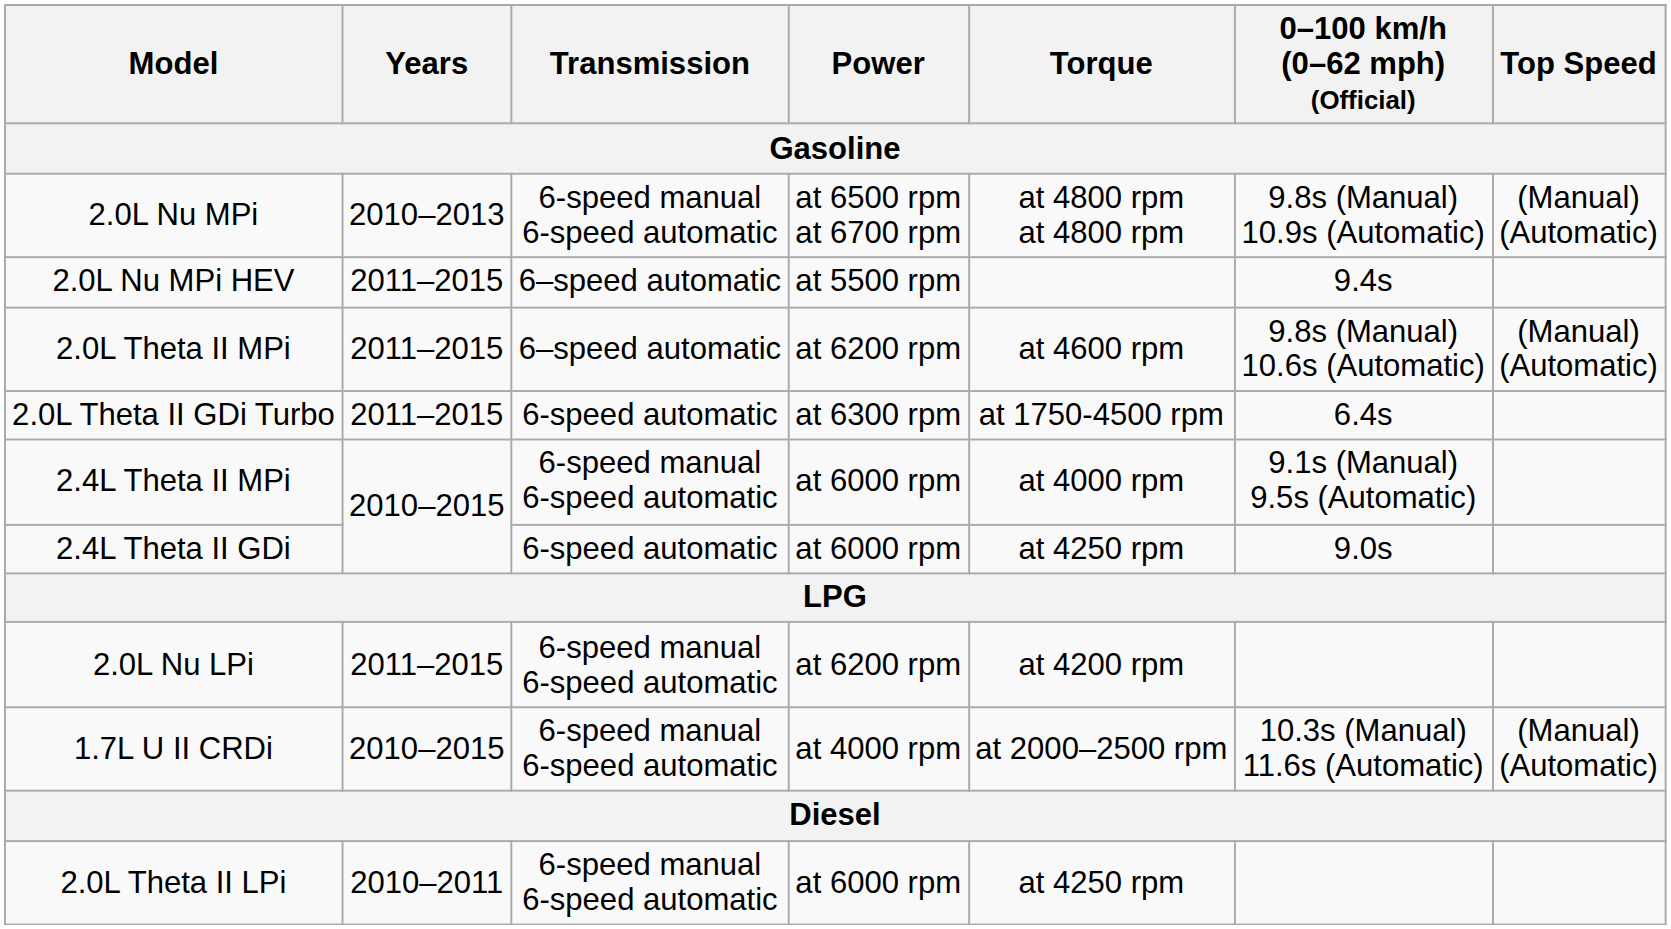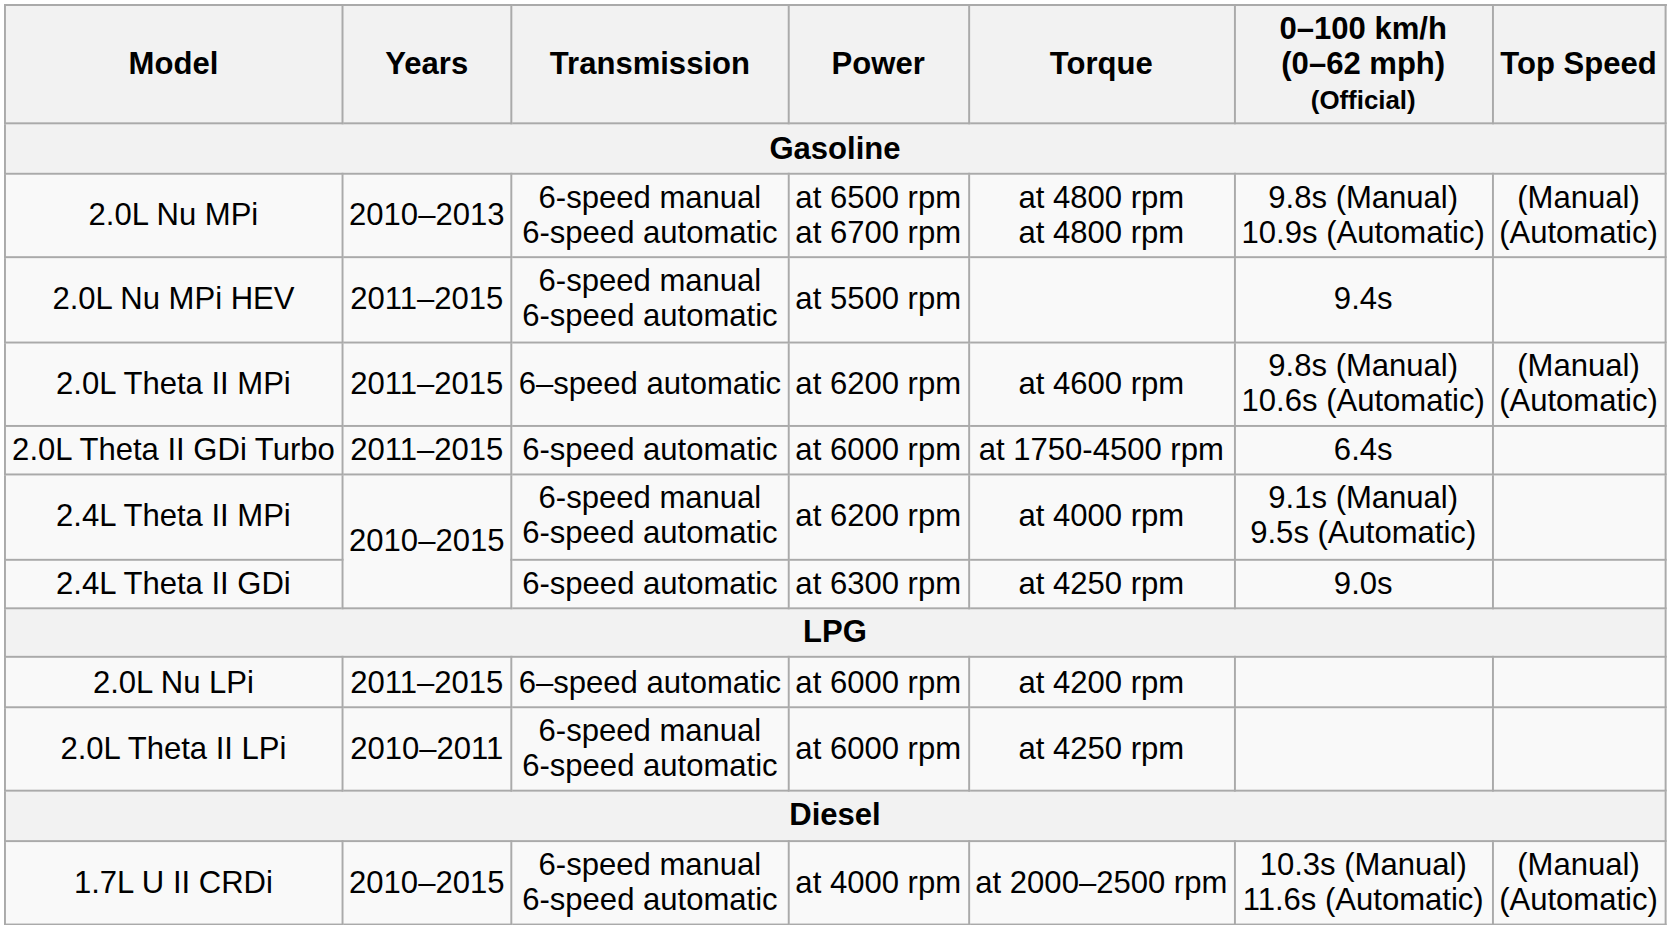(650, 281) 6–speed automatic -> (650, 299) 6-speed manual 6-speed automatic
(878, 414) at 6300 rpm -> (878, 449) at 6000 rpm
(878, 481) at 6000 rpm -> (878, 516) at 6200 rpm
(878, 548) at 6000 rpm -> (878, 583) at 6300 rpm
(650, 664) 6-speed manual 6-speed automatic -> (650, 681) 6–speed automatic
(878, 664) at 6200 rpm -> (878, 681) at 6000 rpm
rows swapped: (173, 881) <-> (173, 748)
